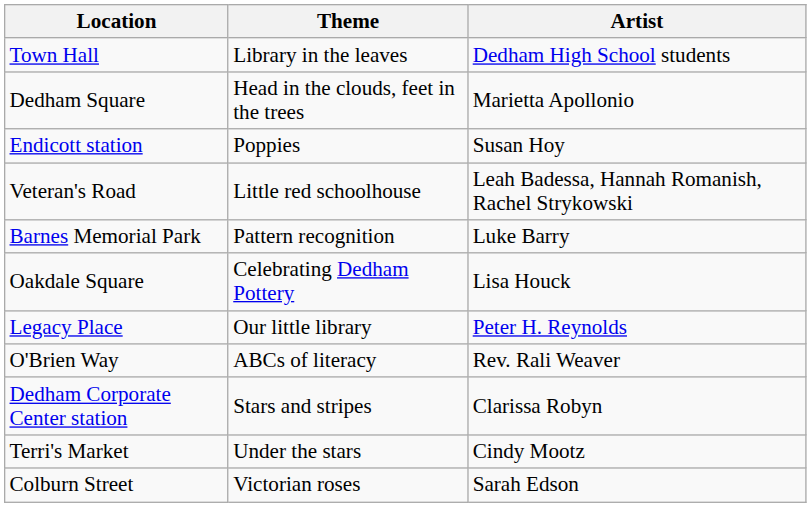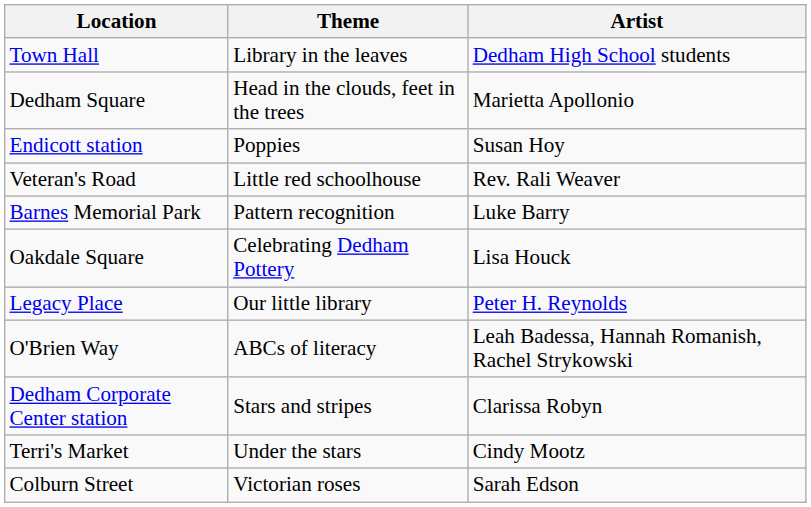(617, 190) Leah Badessa, Hannah Romanish, Rachel Strykowski -> (546, 178) Rev. Rali Weaver
(546, 360) Rev. Rali Weaver -> (617, 348) Leah Badessa, Hannah Romanish, Rachel Strykowski
